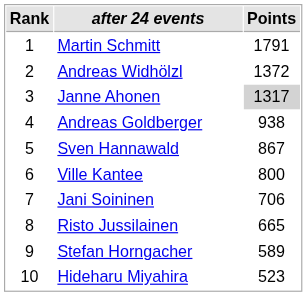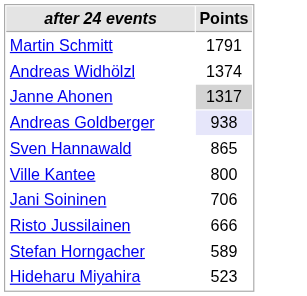- column: (30, 19)
(271, 71) 1372 -> (224, 71) 1374
(272, 123) no background -> (224, 123) lavender background
(272, 148) 867 -> (224, 148) 865
(272, 226) 665 -> (224, 226) 666
